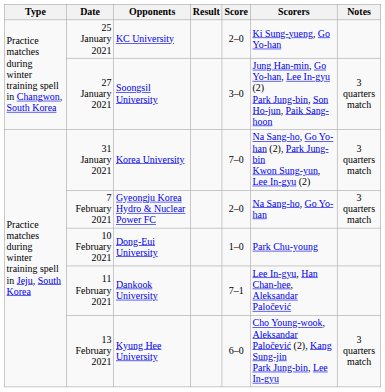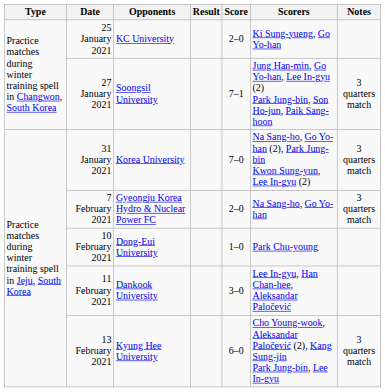(236, 94) 3–0 -> (236, 94) 7–1
(236, 290) 7–1 -> (236, 290) 3–0
